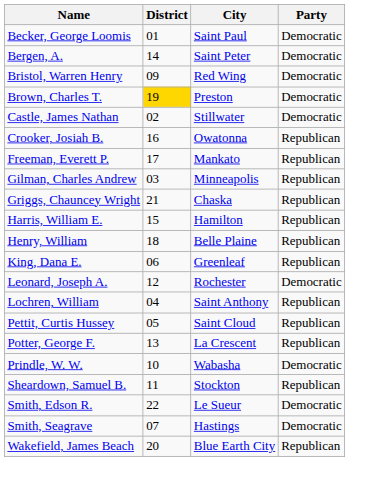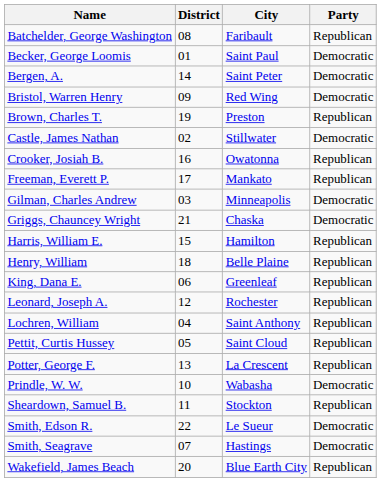+ row: (90, 35)
(153, 96) gold background -> (184, 117) no background
(311, 96) Democratic -> (343, 117) Republican
(311, 179) Republican -> (343, 199) Democratic
(311, 199) Republican -> (343, 220) Democratic
(311, 281) Democratic -> (343, 302) Republican
